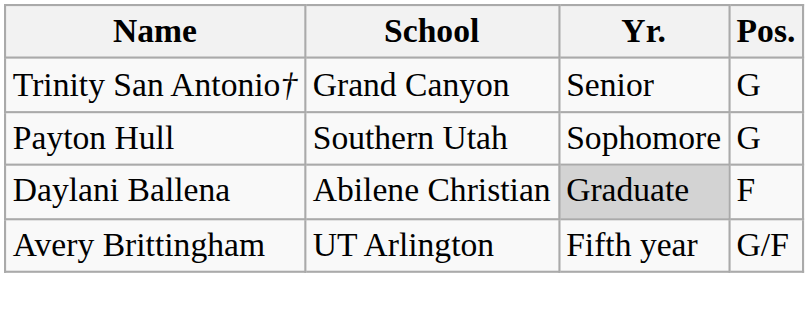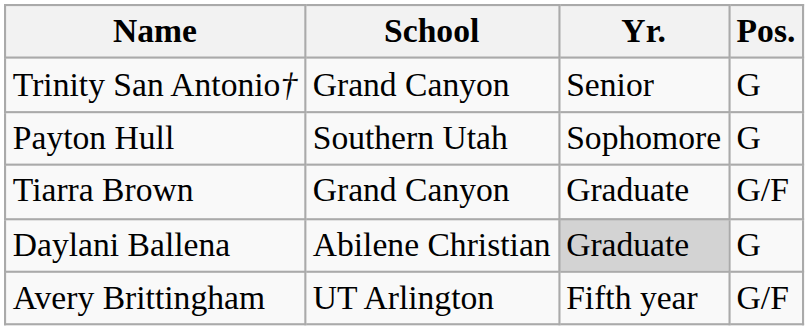+ row: (103, 191)
(746, 191) F -> (749, 244) G
